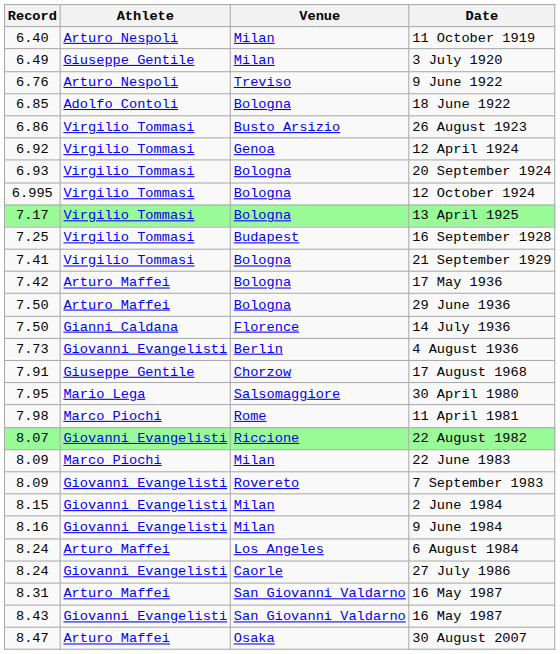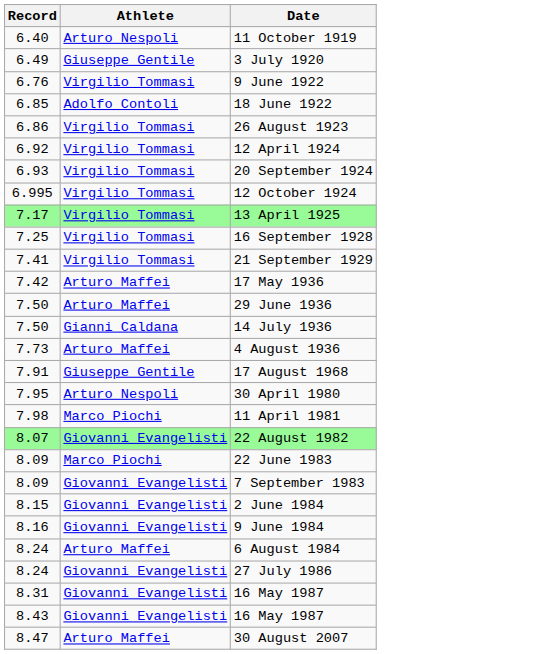- column: (320, 16)
(121, 82) Arturo Nespoli -> (129, 82) Virgilio Tommasi
(145, 349) Giovanni Evangelisti -> (117, 349) Arturo Maffei
(104, 394) Mario Lega -> (121, 394) Arturo Nespoli
(117, 594) Arturo Maffei -> (145, 594) Giovanni Evangelisti
